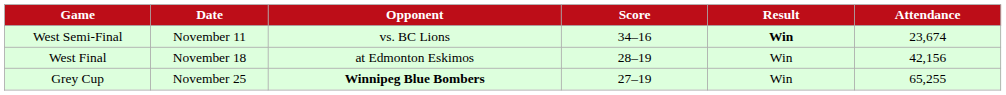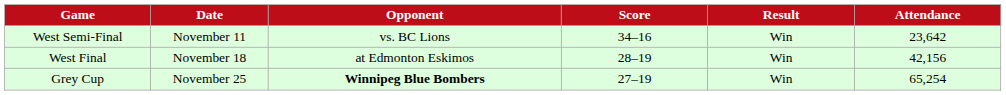(781, 36) bold -> (781, 36) normal
(928, 36) 23,674 -> (928, 36) 23,642
(928, 79) 65,255 -> (928, 79) 65,254
